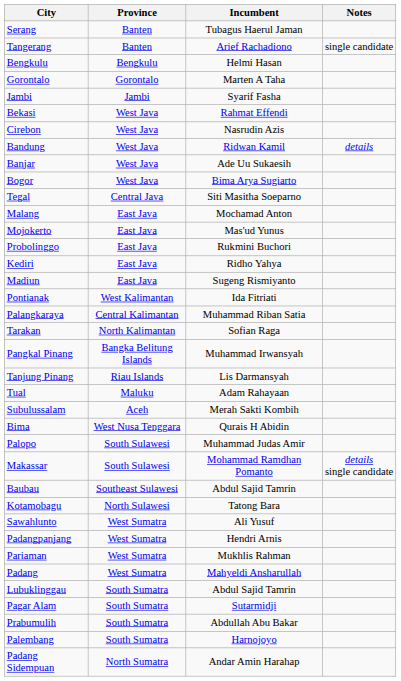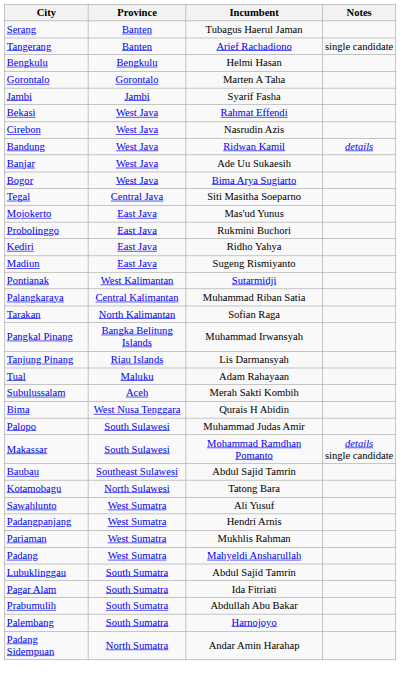- row: (23, 213)
(254, 297) Ida Fitriati -> (254, 280) Sutarmidji
(254, 606) Sutarmidji -> (254, 589) Ida Fitriati
